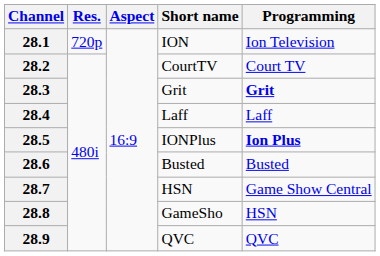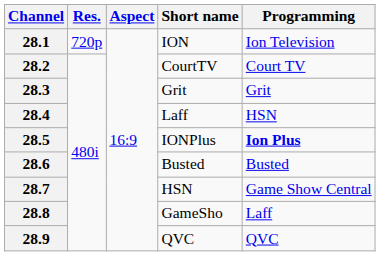(260, 90) bold -> (258, 90) normal
(259, 115) Laff -> (261, 115) HSN
(261, 213) HSN -> (259, 213) Laff
